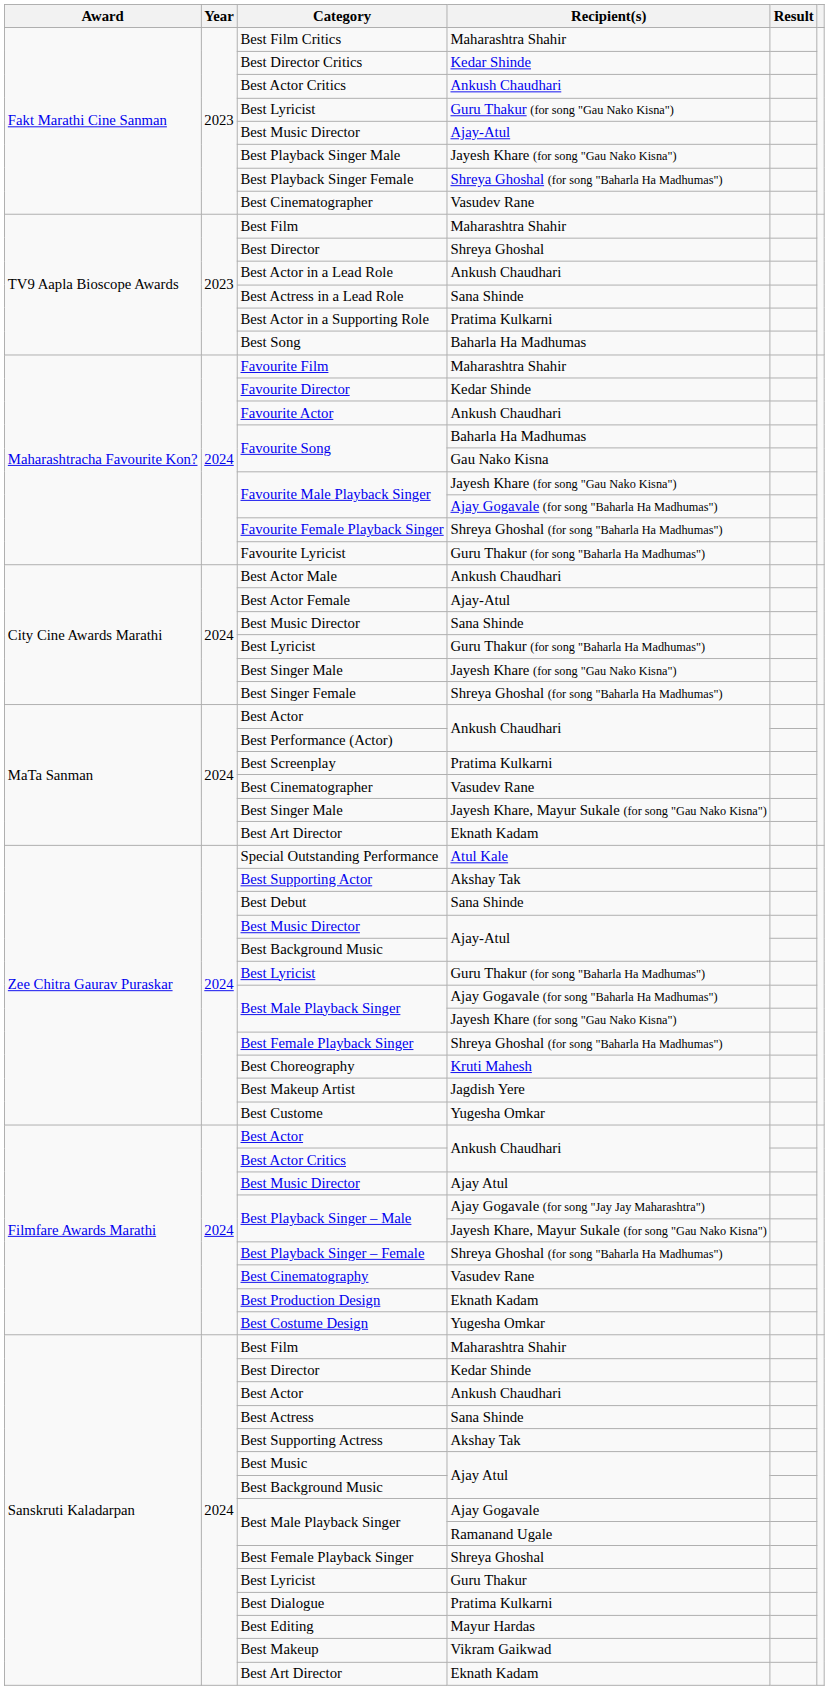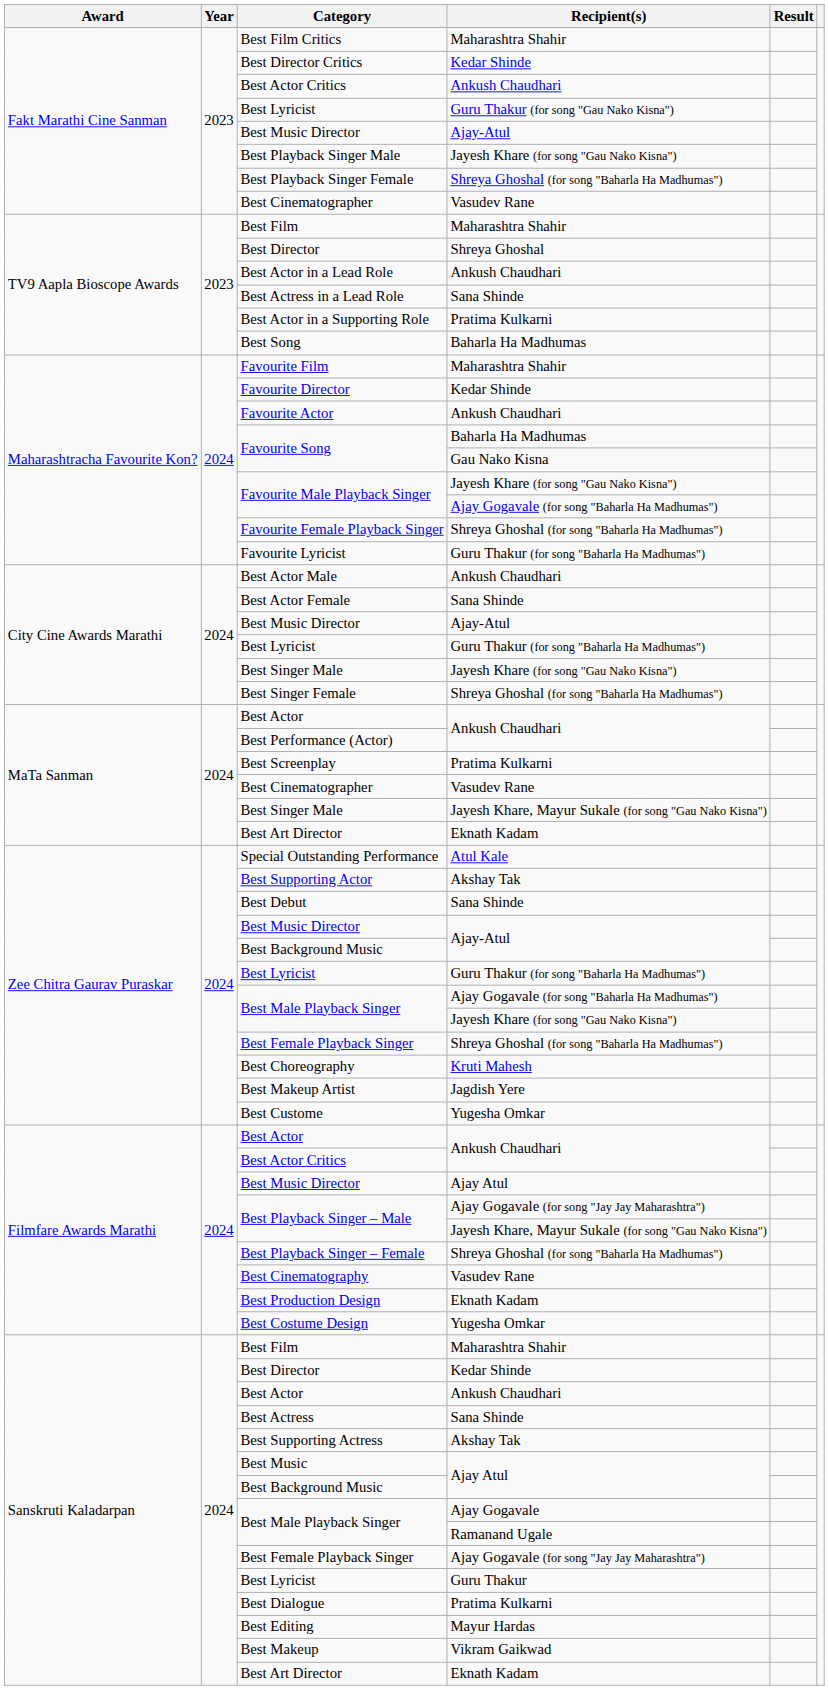(480, 599) Ajay-Atul -> (487, 599) Sana Shinde
(487, 623) Sana Shinde -> (480, 623) Ajay-Atul
(497, 1556) Shreya Ghoshal -> (578, 1556) Ajay Gogavale (for song "Jay Jay Maharashtra")
